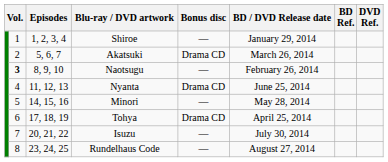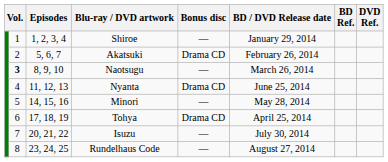(282, 54) March 26, 2014 -> (282, 54) February 26, 2014
(282, 70) February 26, 2014 -> (282, 70) March 26, 2014
